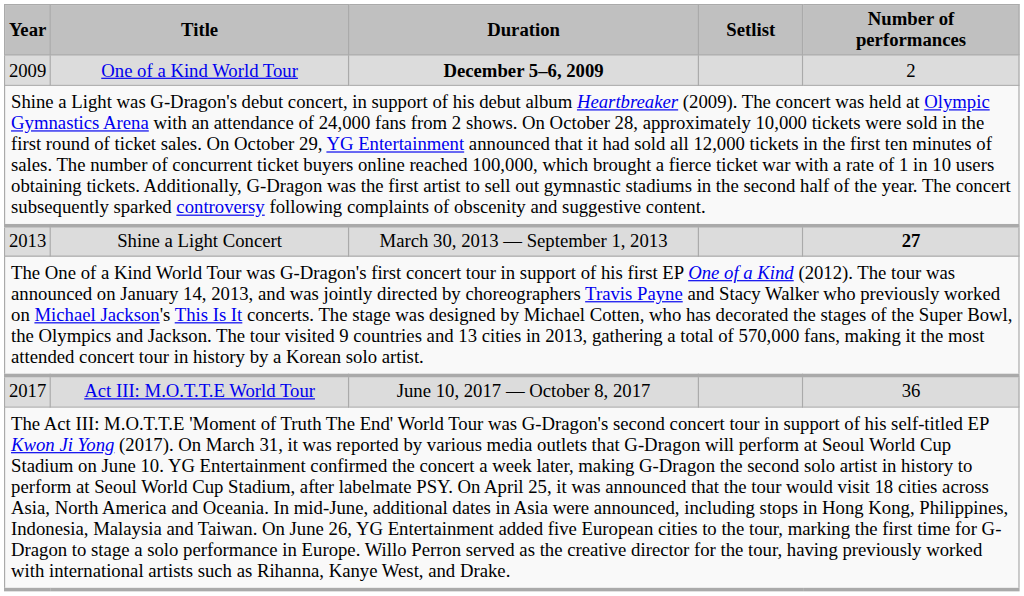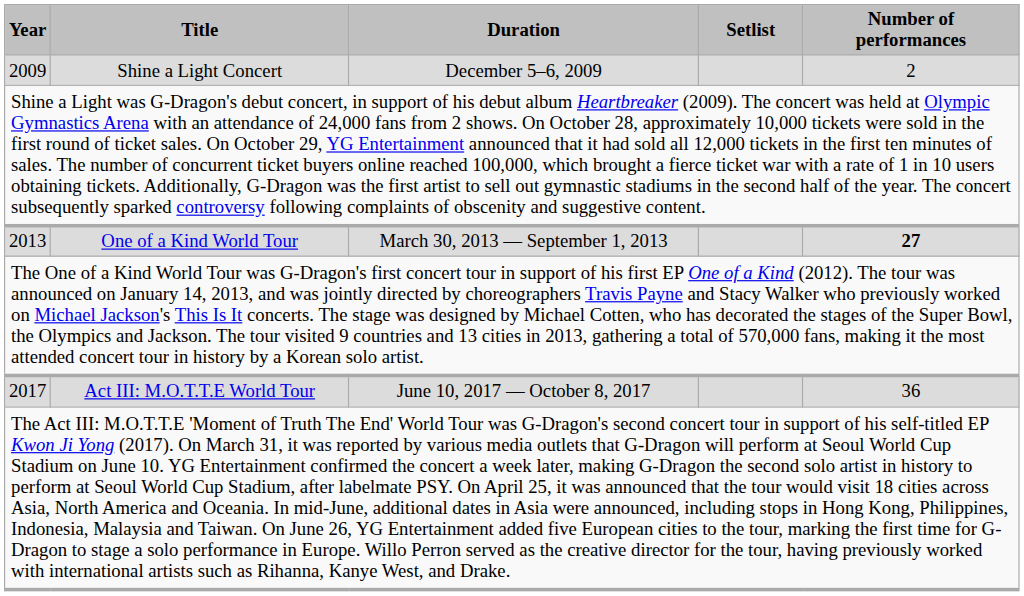(200, 70) One of a Kind World Tour -> (200, 70) Shine a Light Concert
(524, 70) bold -> (524, 70) normal
(200, 241) Shine a Light Concert -> (200, 241) One of a Kind World Tour
